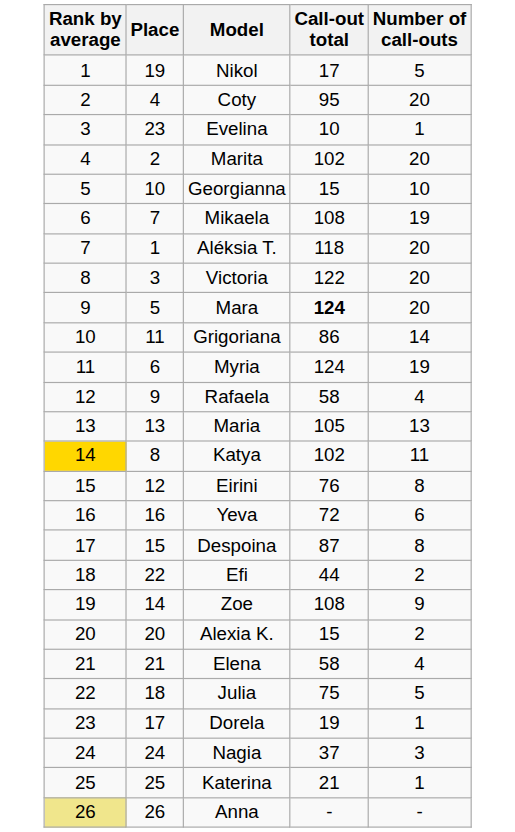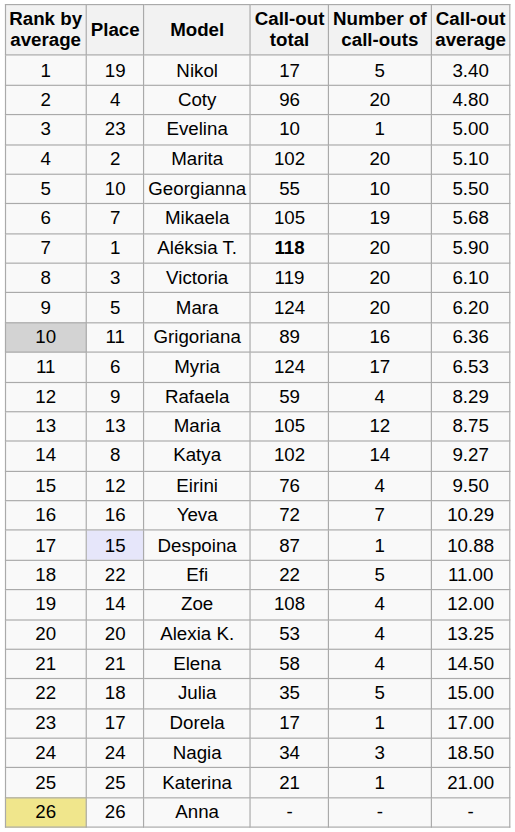+ column: (471, 29)
(329, 99) 95 -> (290, 99) 96
(329, 188) 15 -> (290, 188) 55
(329, 218) 108 -> (290, 218) 105
(329, 248) normal -> (290, 248) bold
(329, 277) 122 -> (290, 277) 119
(329, 307) bold -> (290, 307) normal
(85, 337) no background -> (46, 337) lightgrey background
(329, 337) 86 -> (290, 337) 89
(420, 337) 14 -> (380, 337) 16
(420, 366) 19 -> (380, 366) 17
(329, 396) 58 -> (290, 396) 59
(420, 426) 13 -> (380, 426) 12
(85, 456) gold background -> (46, 456) no background
(420, 456) 11 -> (380, 456) 14
(420, 485) 8 -> (380, 485) 4
(420, 515) 6 -> (380, 515) 7
(155, 545) no background -> (115, 545) lavender background
(420, 545) 8 -> (380, 545) 1
(329, 574) 44 -> (290, 574) 22
(420, 574) 2 -> (380, 574) 5
(420, 604) 9 -> (380, 604) 4
(329, 634) 15 -> (290, 634) 53
(420, 634) 2 -> (380, 634) 4
(329, 693) 75 -> (290, 693) 35
(329, 723) 19 -> (290, 723) 17
(329, 752) 37 -> (290, 752) 34
